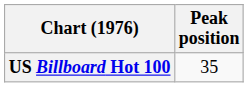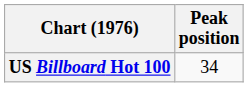(209, 67) 35 -> (209, 67) 34
